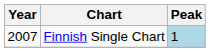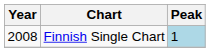(22, 36) 2007 -> (22, 36) 2008
